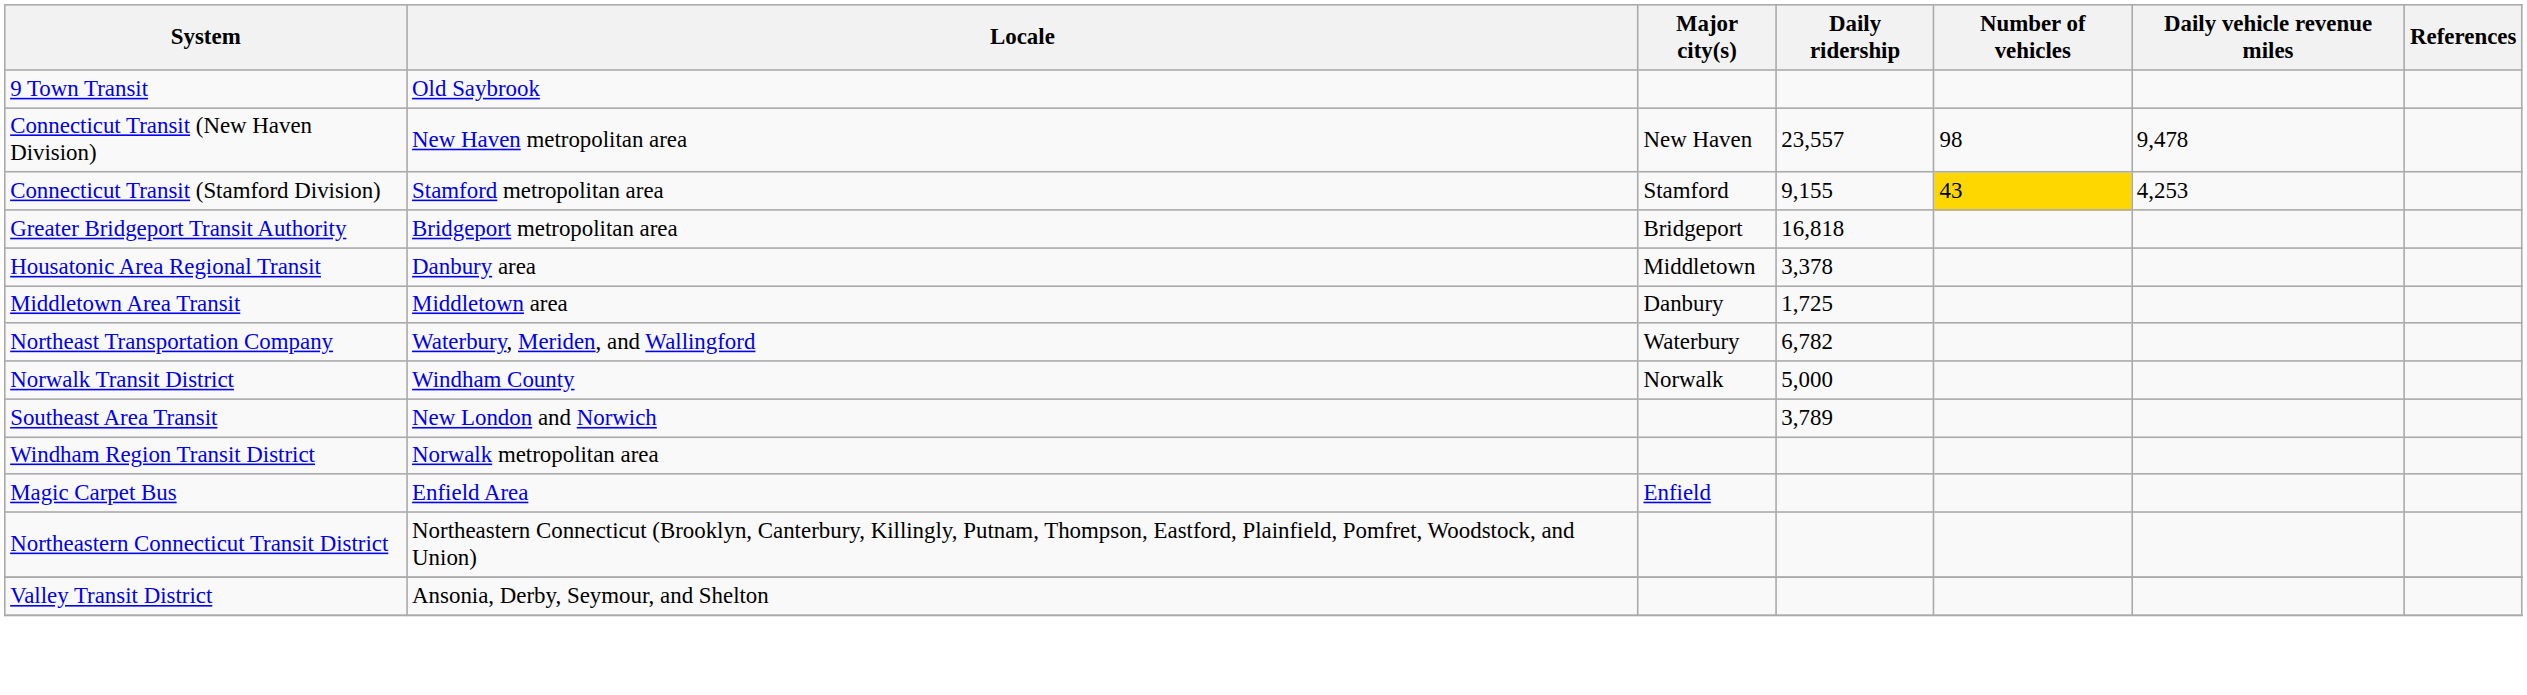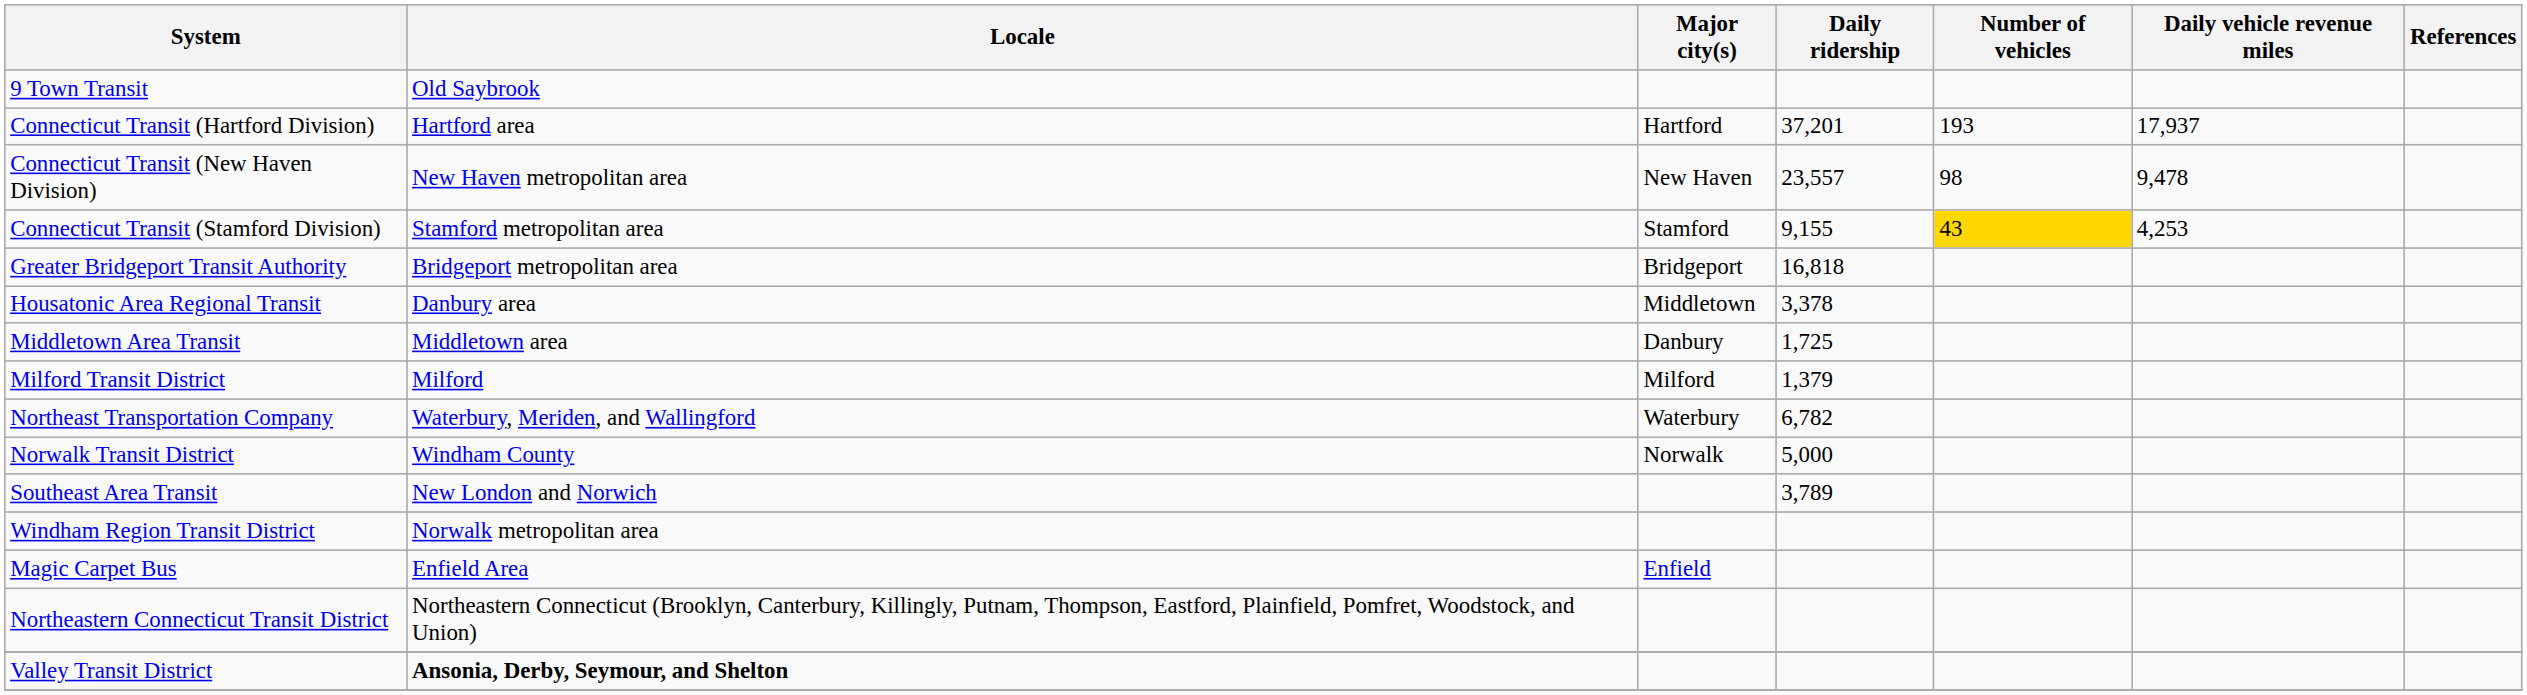+ row: (192, 126)
+ row: (118, 379)
(590, 595) normal -> (600, 671) bold
